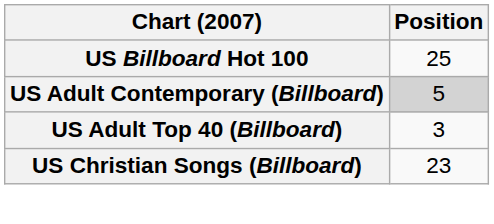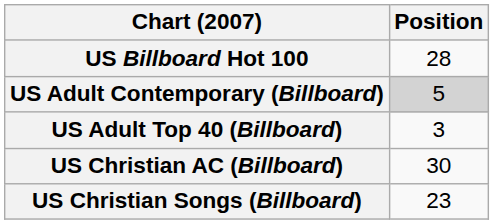(439, 58) 25 -> (439, 58) 28
+ row: (197, 165)
